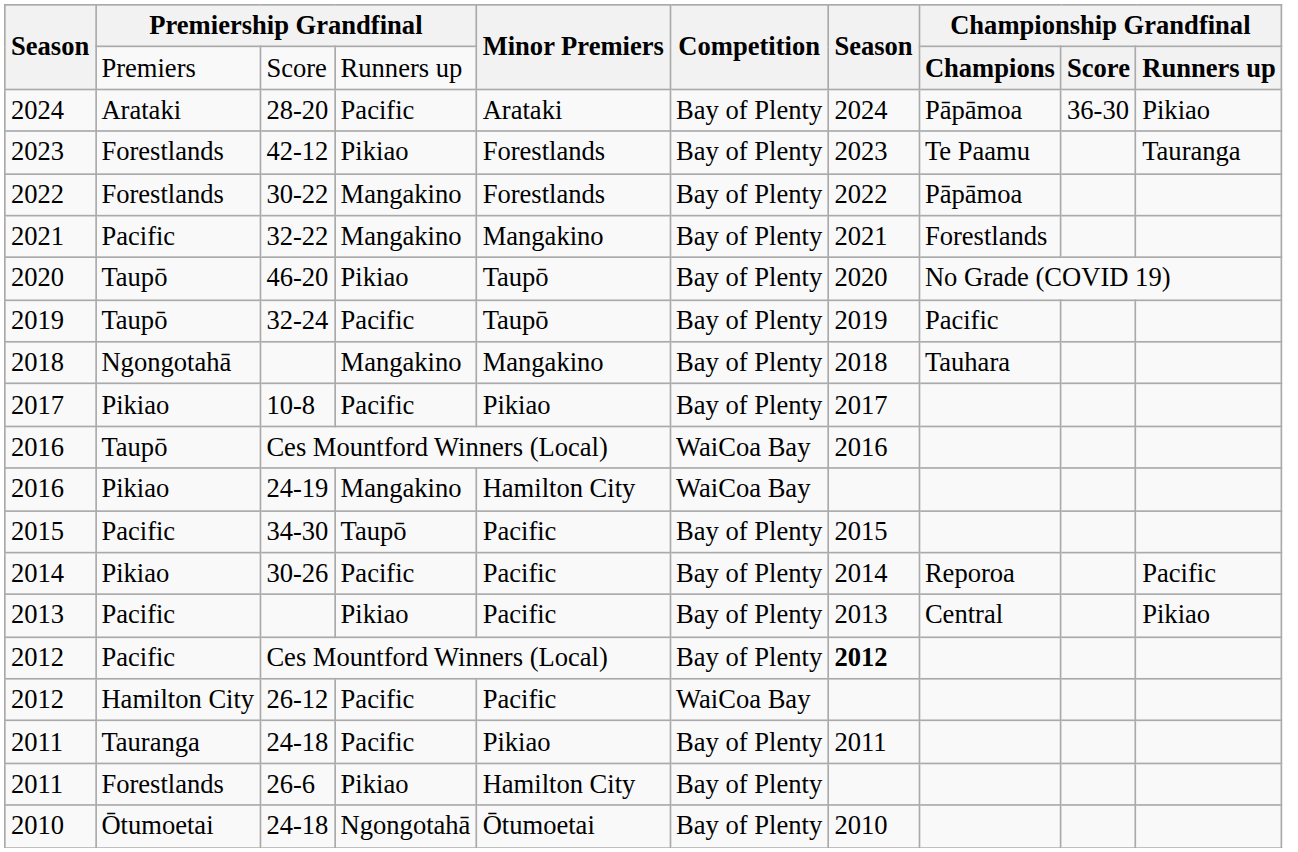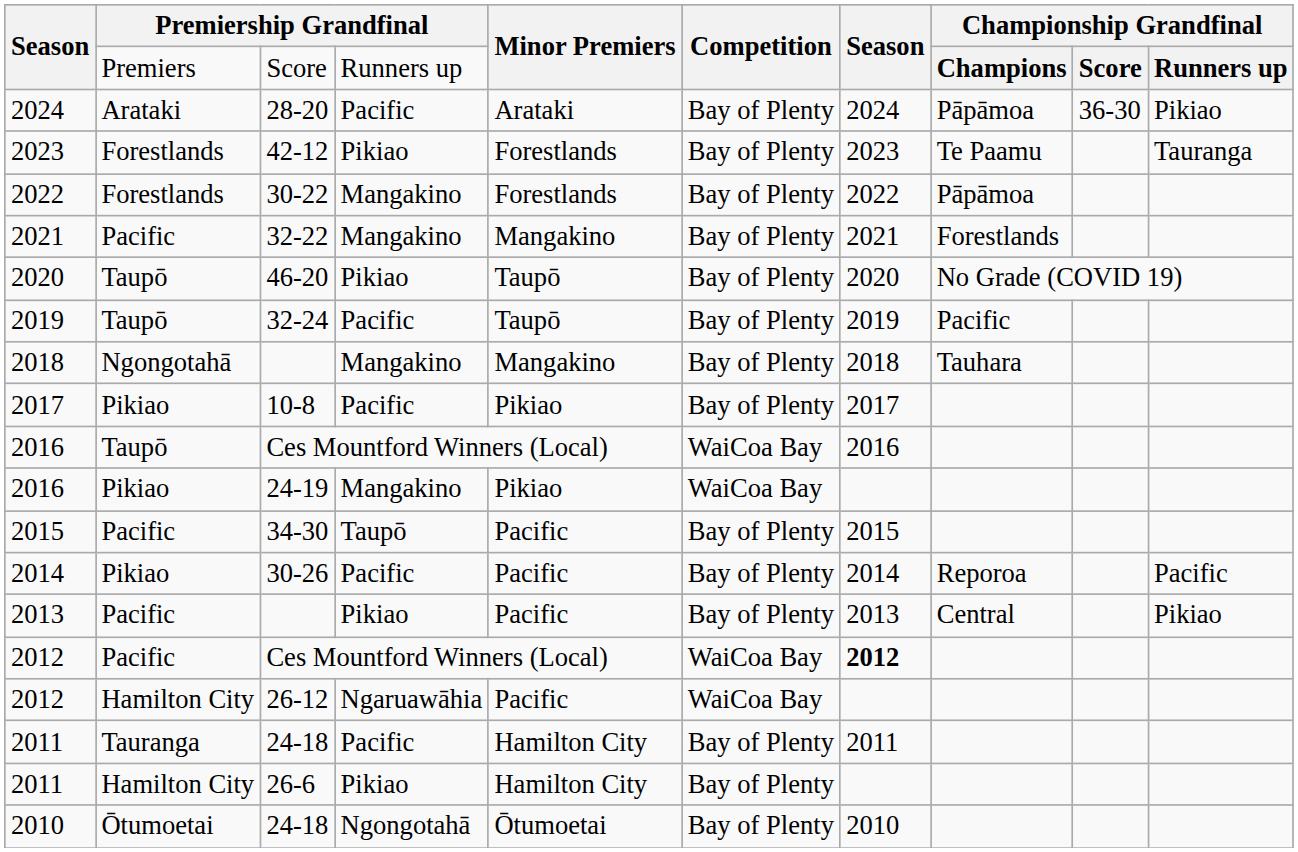(559, 488) Hamilton City -> (528, 488) Pikiao
(749, 657) Bay of Plenty -> (755, 657) WaiCoa Bay
(377, 699) Pacific -> (411, 699) Ngaruawāhia
(517, 741) Pikiao -> (571, 741) Hamilton City
(163, 783) Forestlands -> (178, 783) Hamilton City
